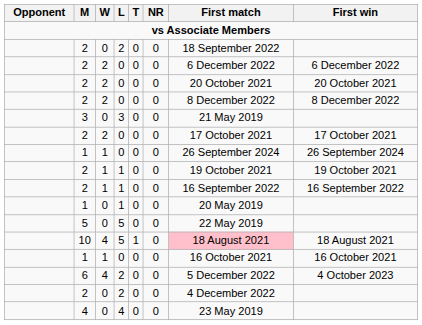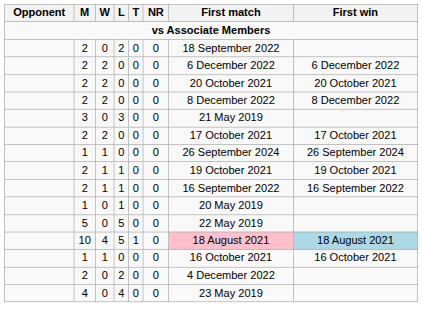(355, 240) no background -> (355, 240) lightblue background
- row: (85, 275)
